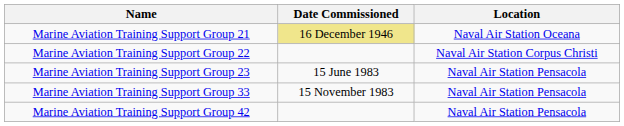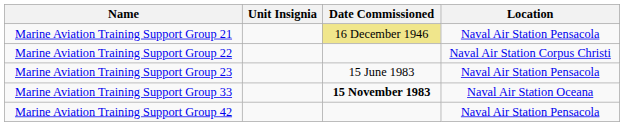+ column: (282, 14)
(517, 33) Naval Air Station Oceana -> (530, 33) Naval Air Station Pensacola
(346, 92) normal -> (382, 92) bold
(517, 92) Naval Air Station Pensacola -> (530, 92) Naval Air Station Oceana
